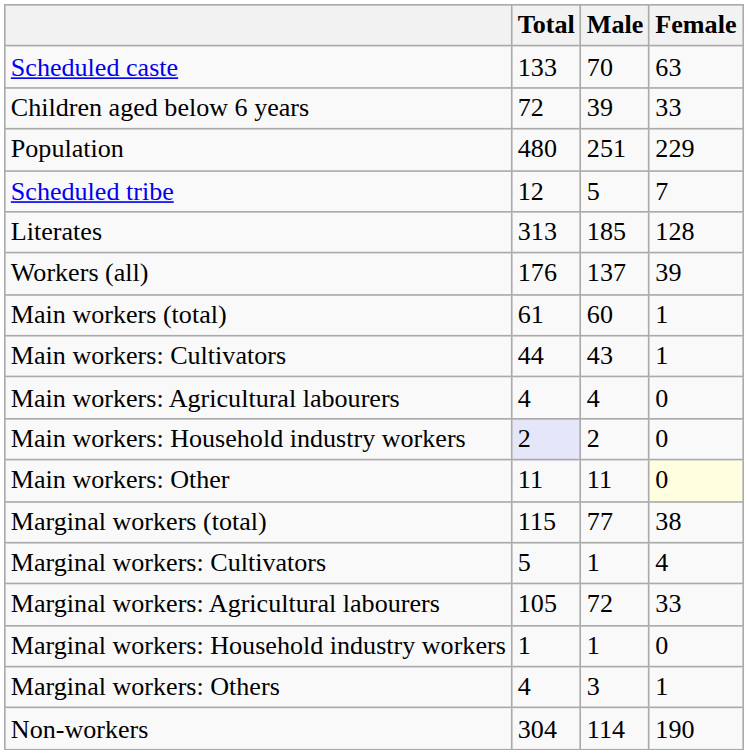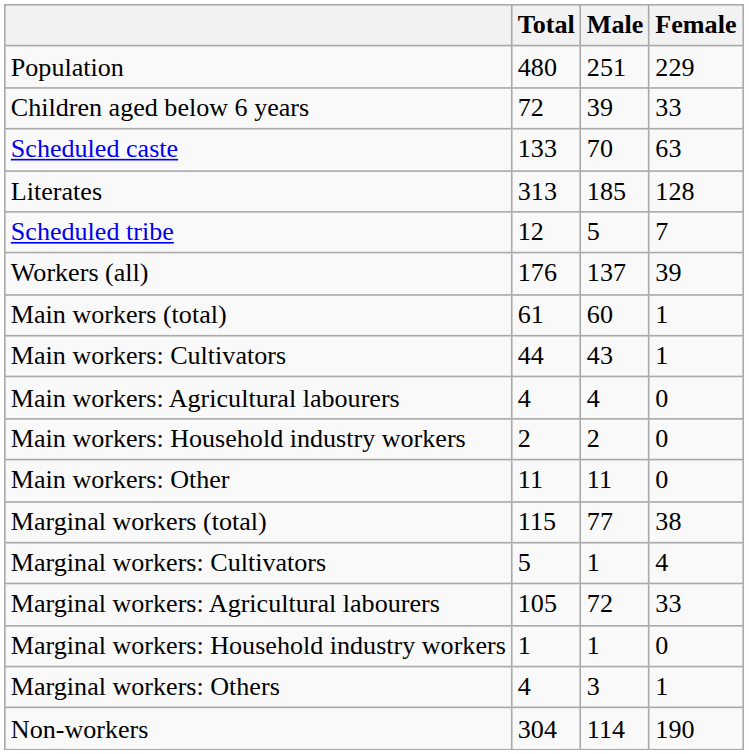rows swapped: (67, 149) <-> (94, 66)
rows swapped: (92, 190) <-> (56, 231)
(524, 438) lavender background -> (524, 438) no background
(662, 480) lightyellow background -> (662, 480) no background
